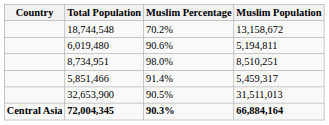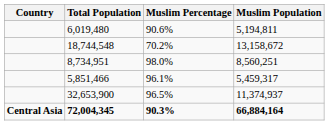rows swapped: (91, 29) <-> (88, 45)
(257, 62) 8,510,251 -> (257, 62) 8,560,251
(159, 78) 91.4% -> (159, 78) 96.1%
(159, 95) 90.5% -> (159, 95) 96.5%
(260, 95) 31,511,013 -> (260, 95) 11,374,937
